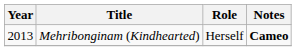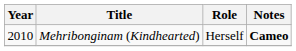(20, 35) 2013 -> (20, 35) 2010
